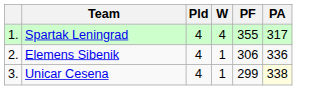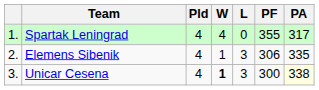+ column: (244, 14)
(277, 54) 336 -> (299, 54) 335
(222, 74) normal -> (222, 74) bold
(248, 74) 299 -> (269, 74) 300
